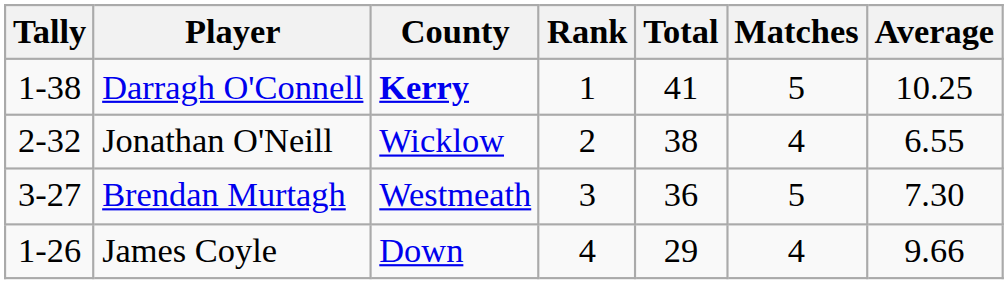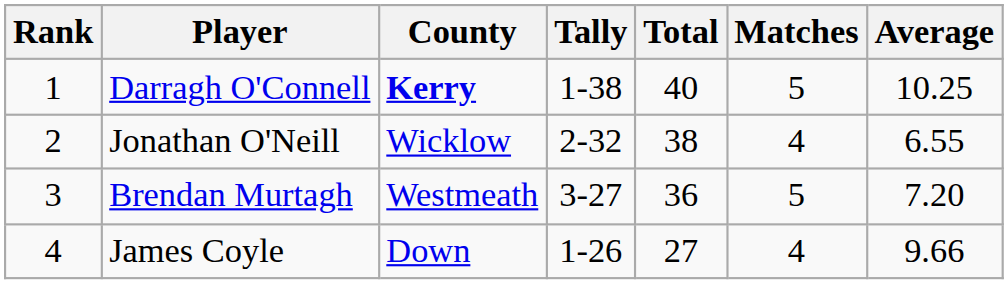columns swapped: (587, 31) <-> (50, 31)
(681, 86) 41 -> (681, 86) 40
(934, 195) 7.30 -> (934, 195) 7.20
(681, 250) 29 -> (681, 250) 27
